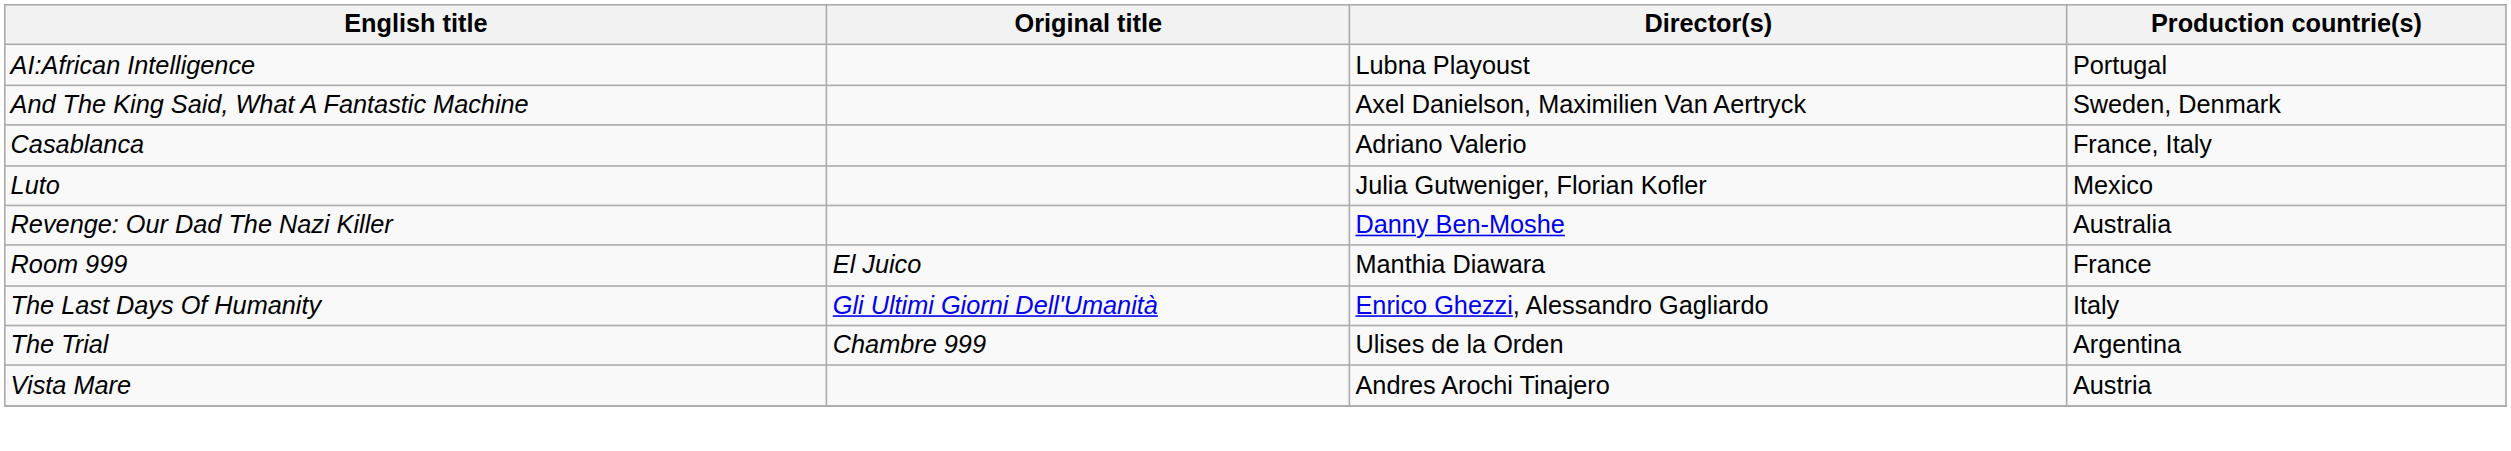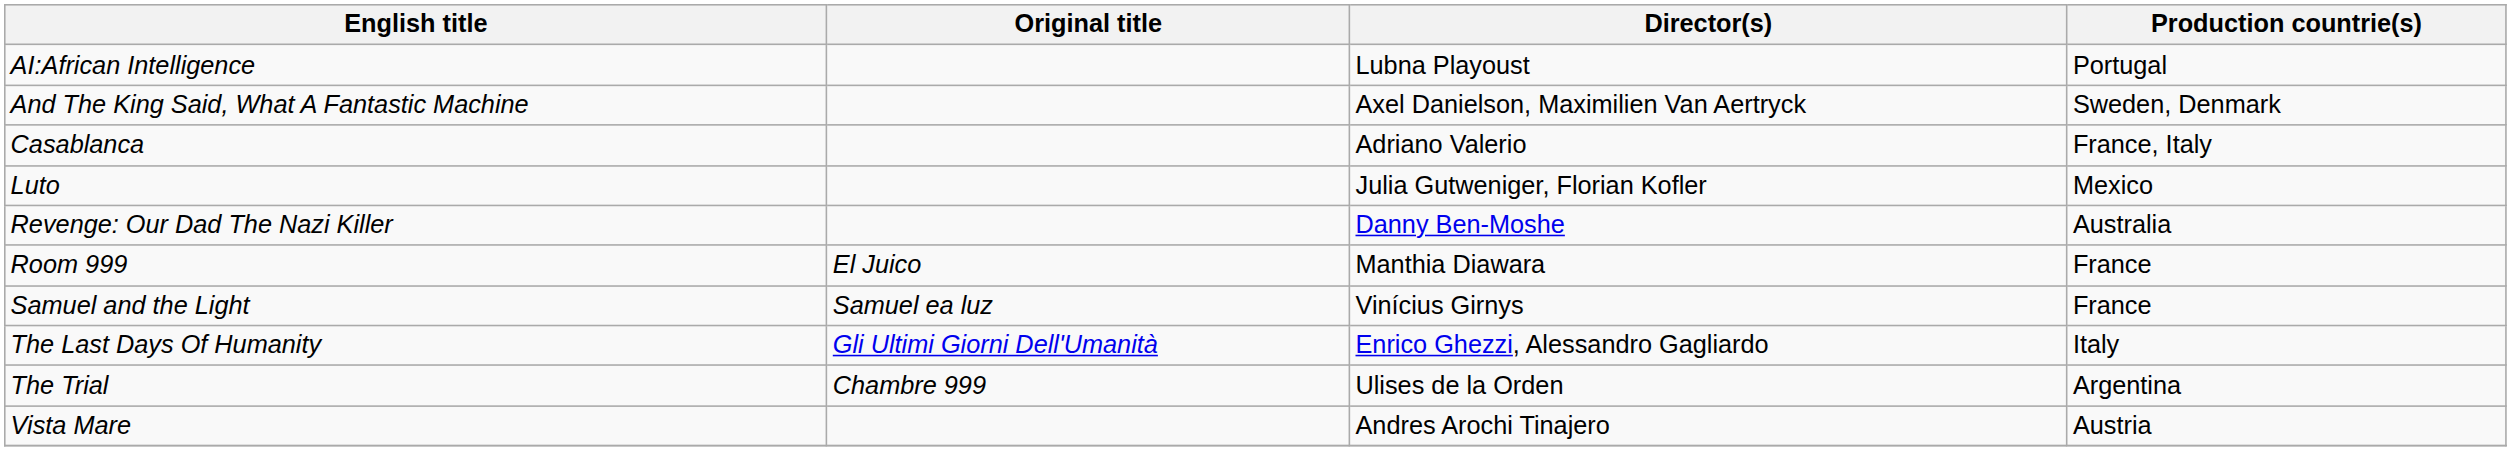+ row: (130, 305)
